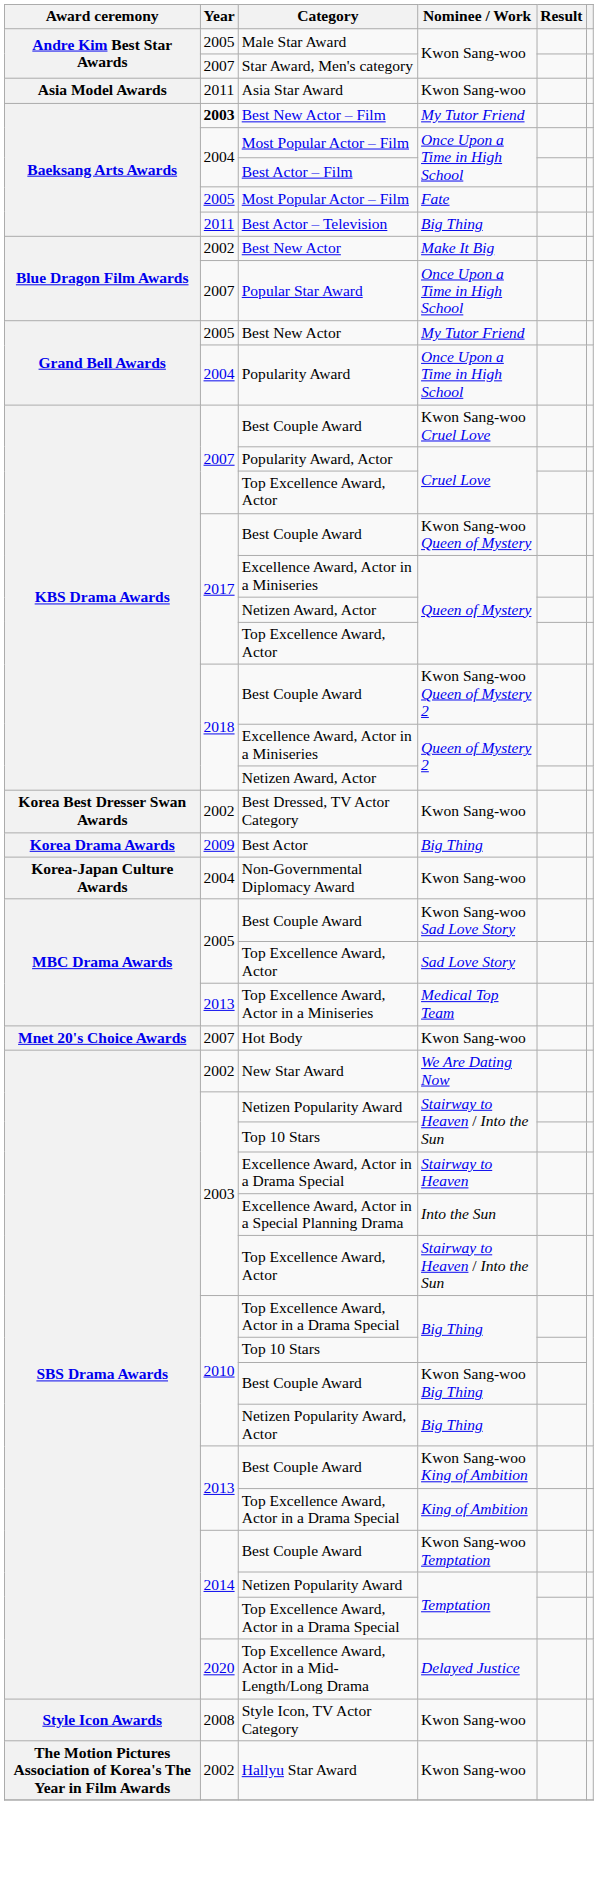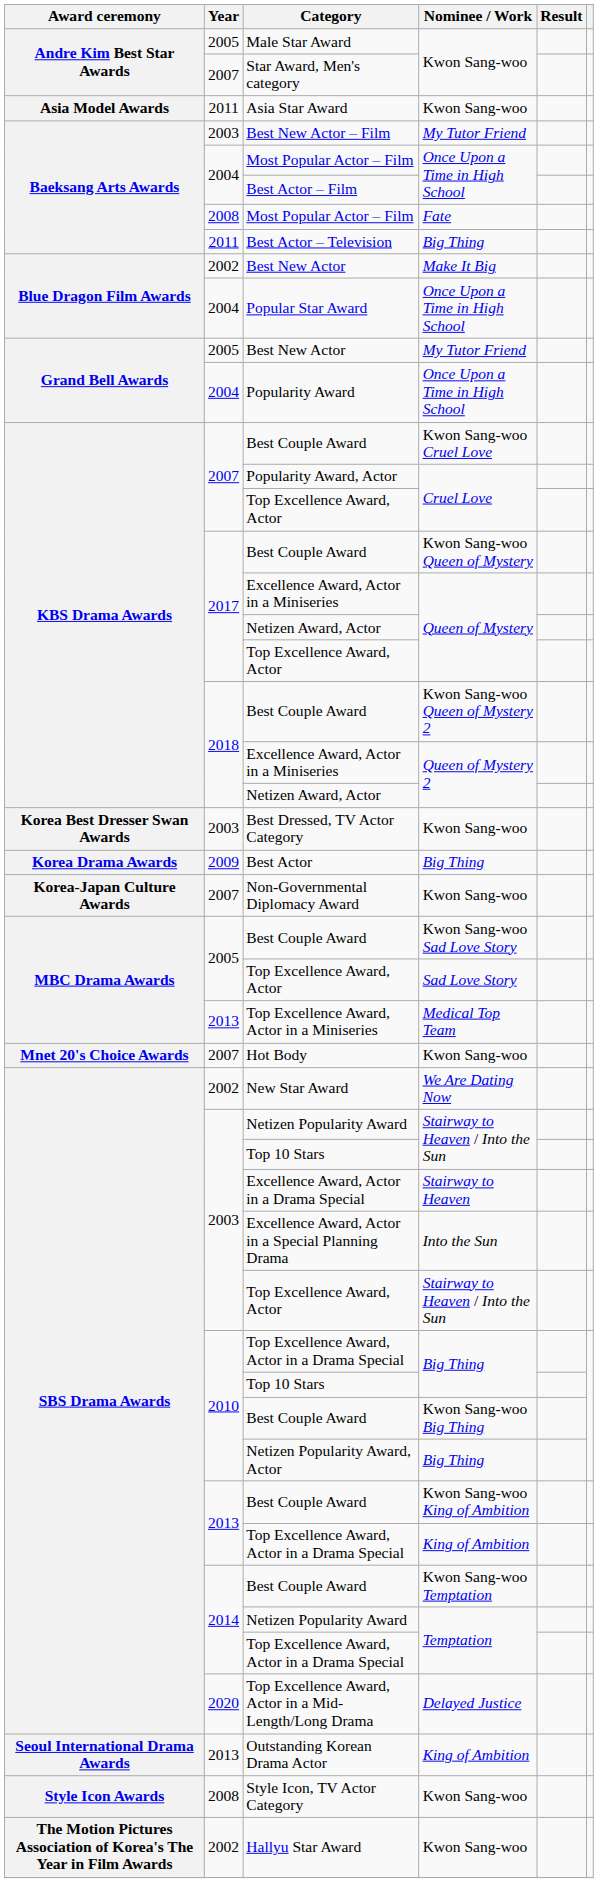(219, 115) bold -> (224, 132) normal
(219, 199) 2005 -> (224, 216) 2008
(219, 290) 2007 -> (224, 308) 2004
(219, 811) 2002 -> (224, 828) 2003
(219, 878) 2004 -> (224, 895) 2007
+ row: (309, 1754)
